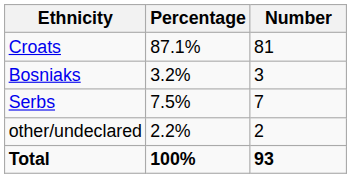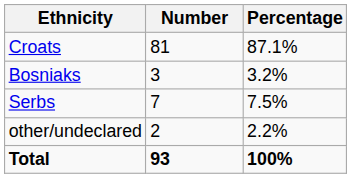columns swapped: (298, 18) <-> (198, 18)
